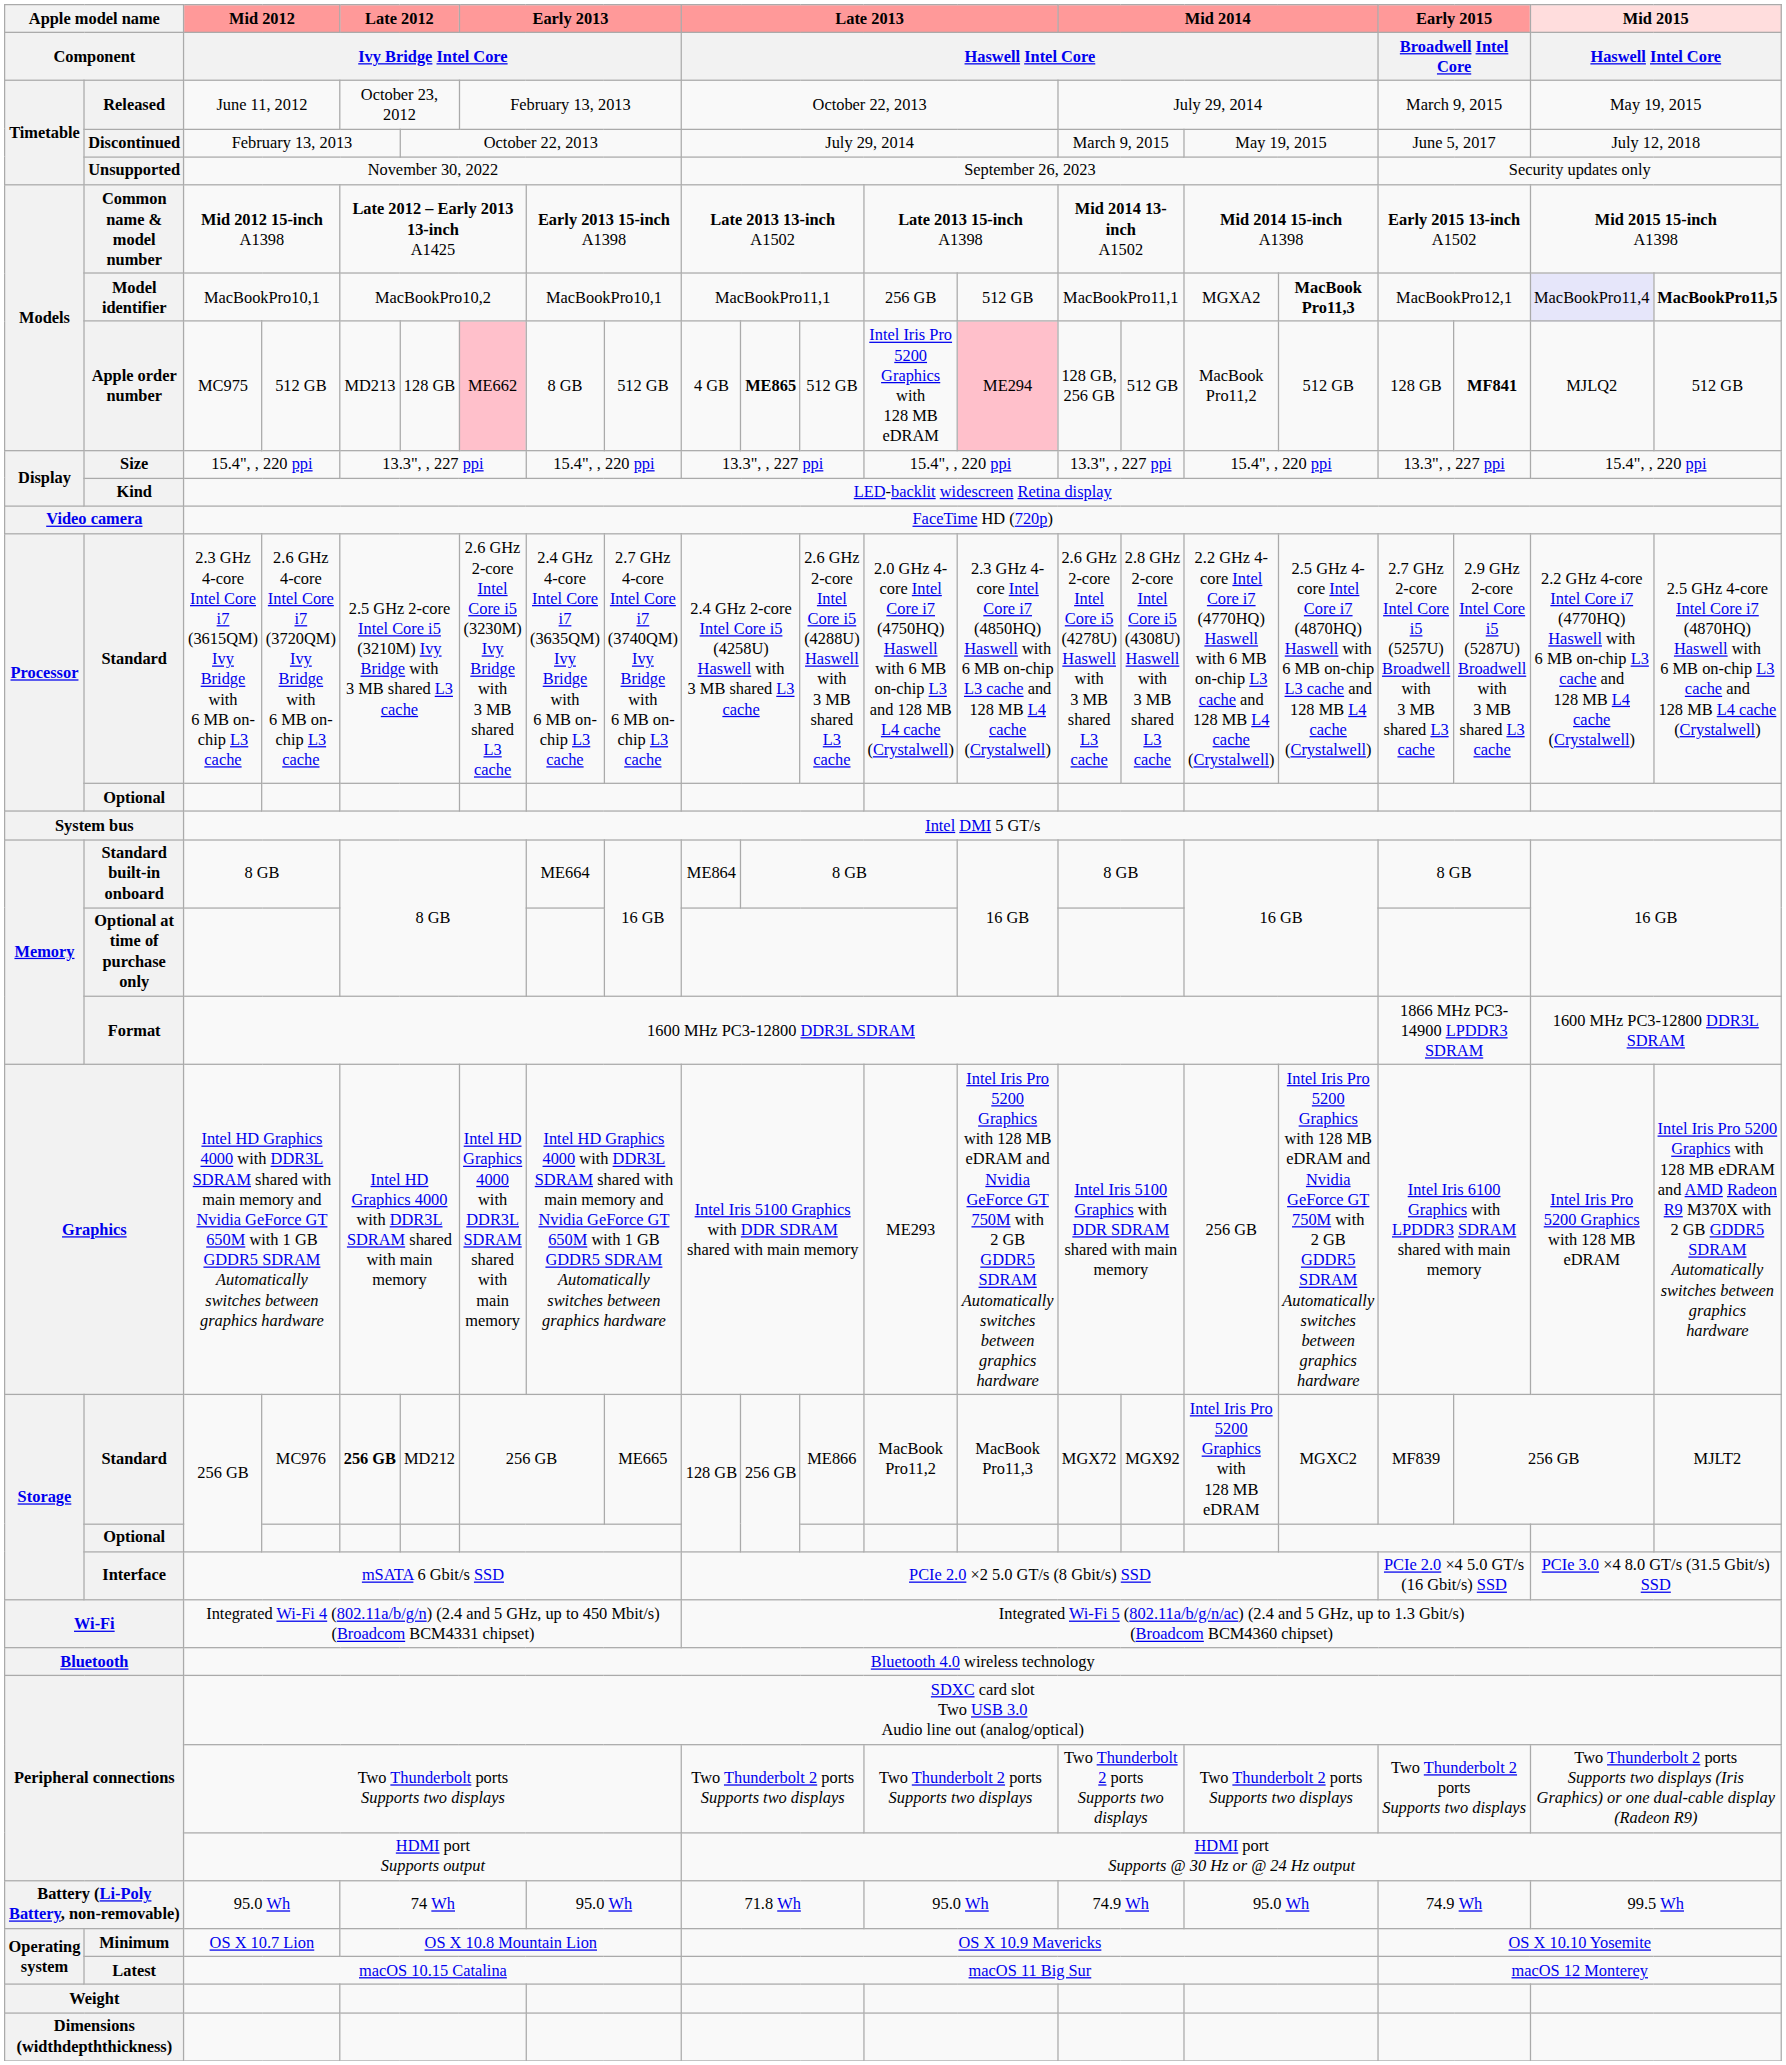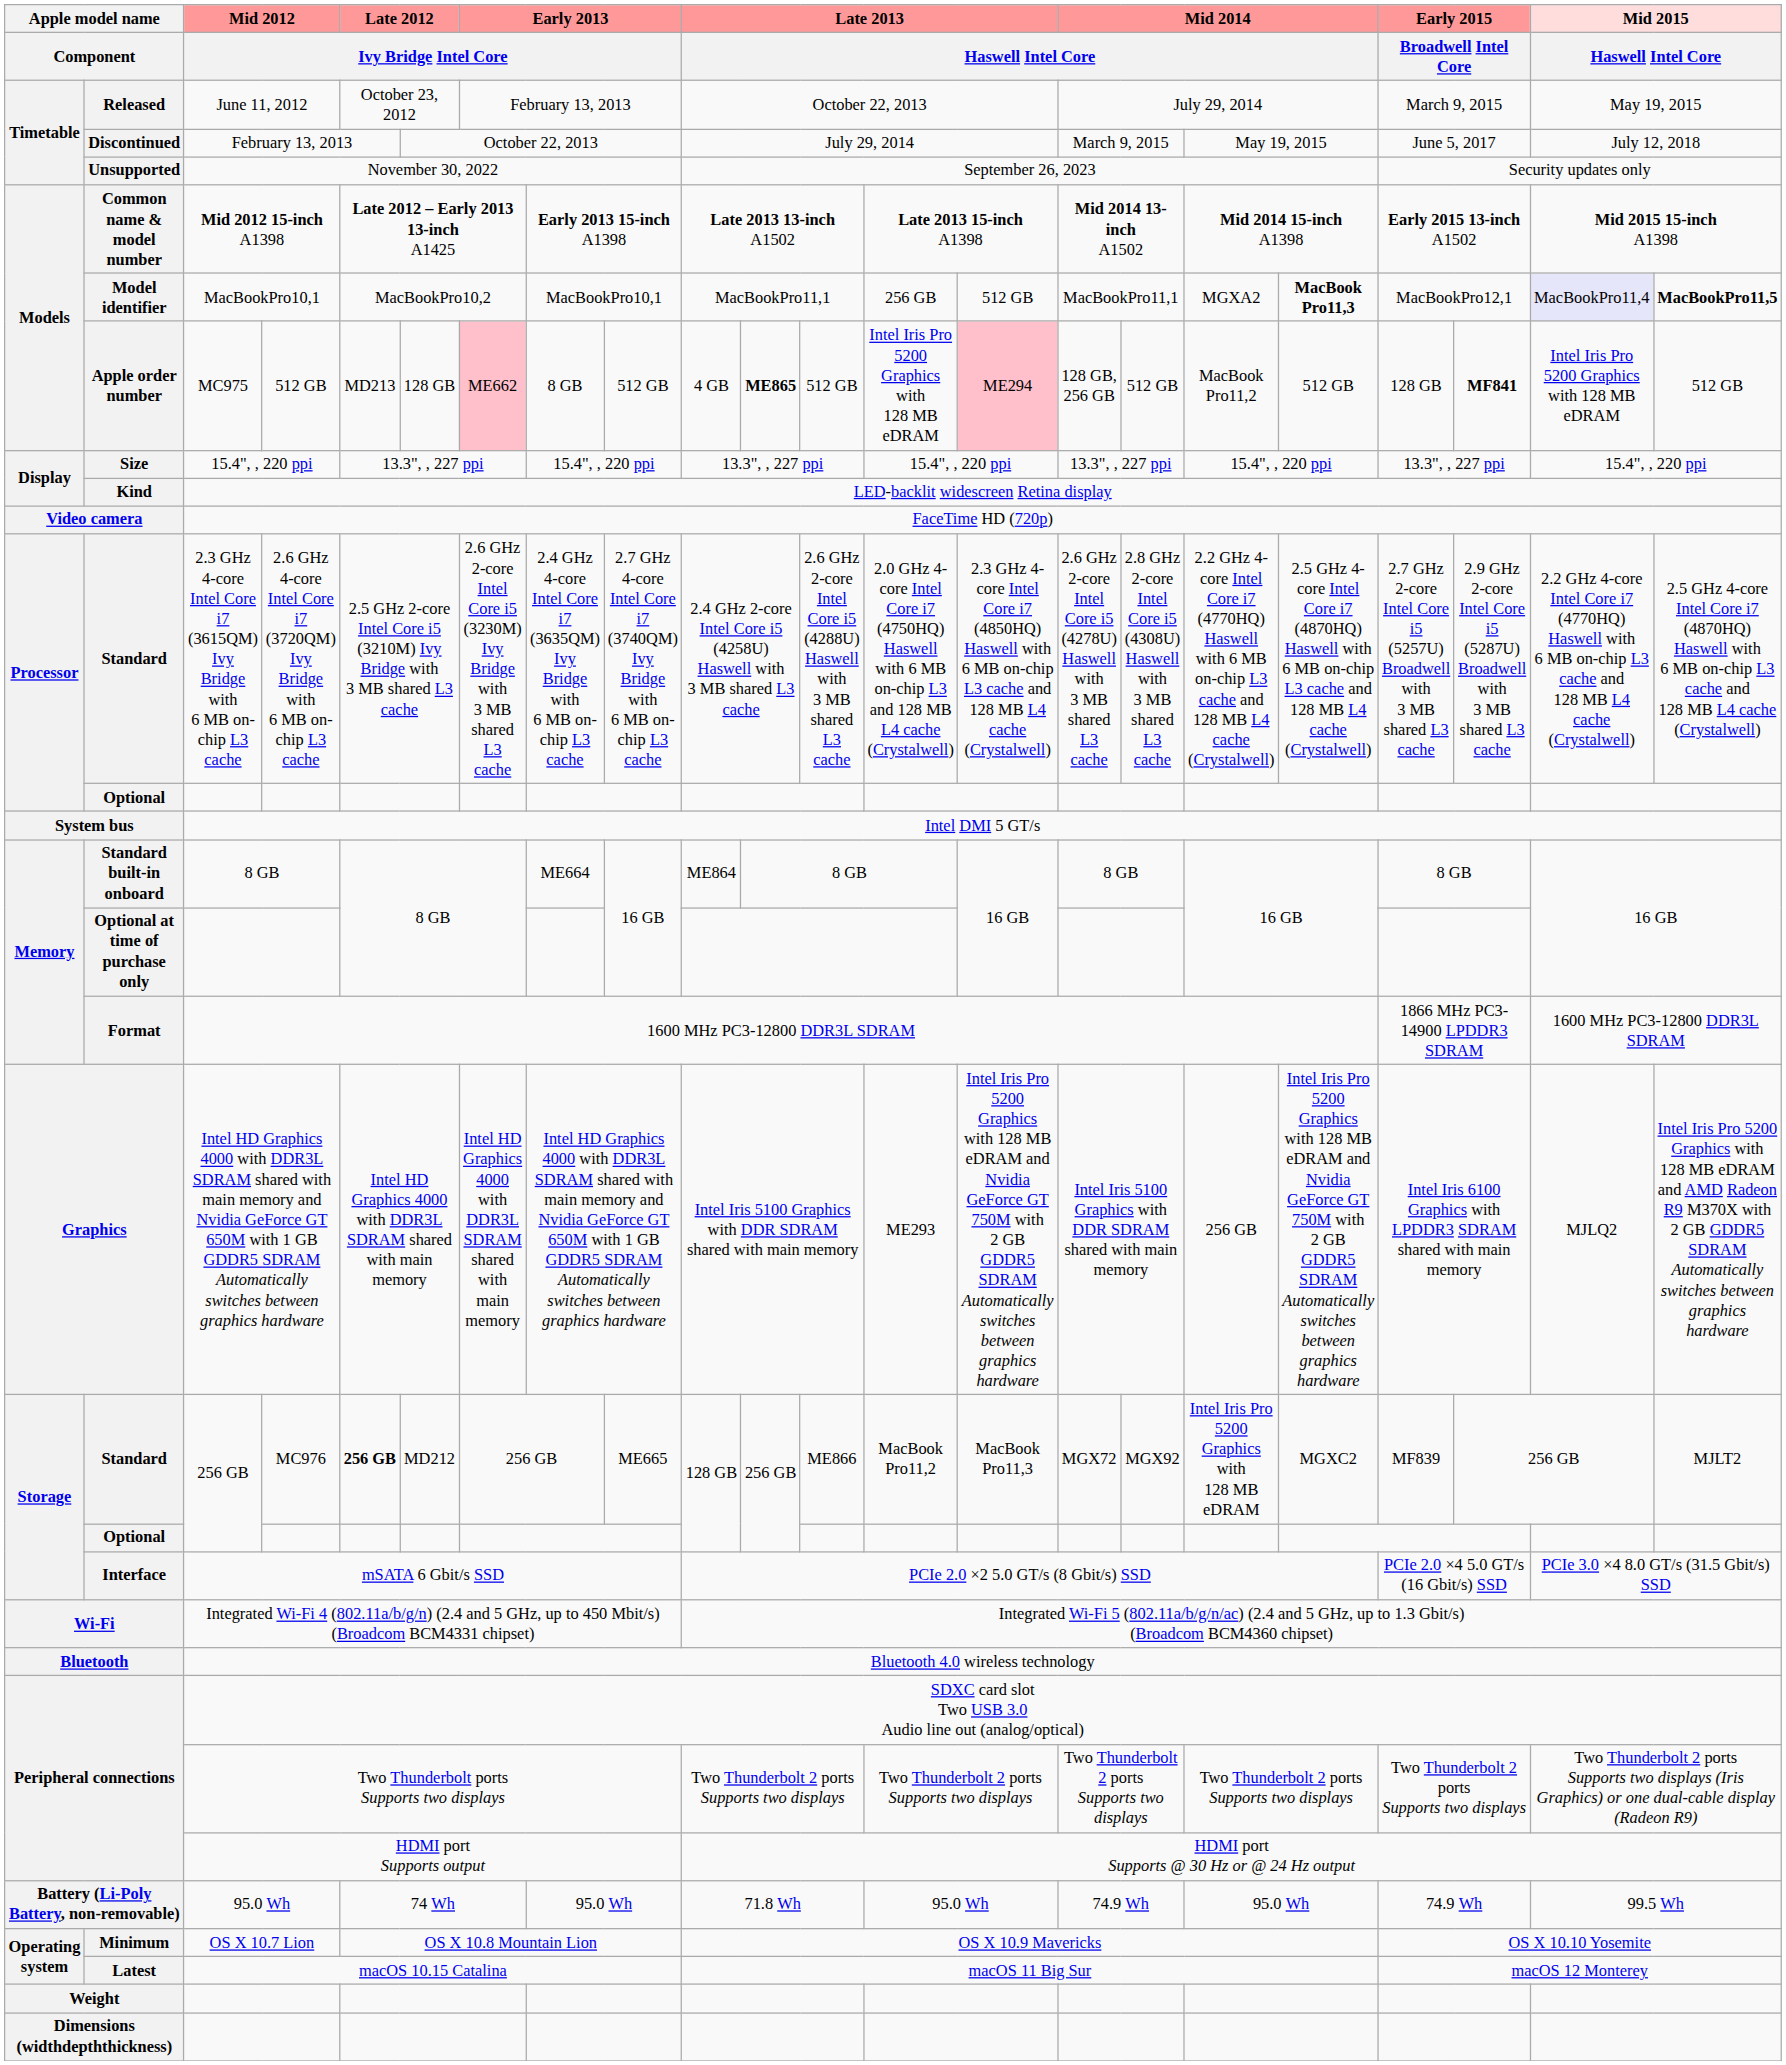(1592, 385) MJLQ2 -> (1592, 385) Intel Iris Pro 5200 Graphics with 128 MB eDRAM
(1592, 1229) Intel Iris Pro 5200 Graphics with 128 MB eDRAM -> (1592, 1229) MJLQ2
